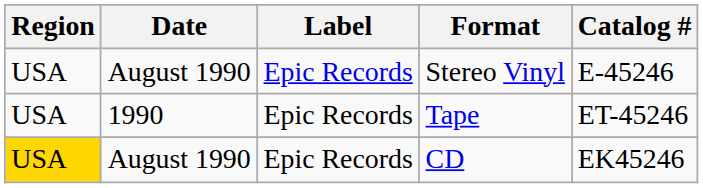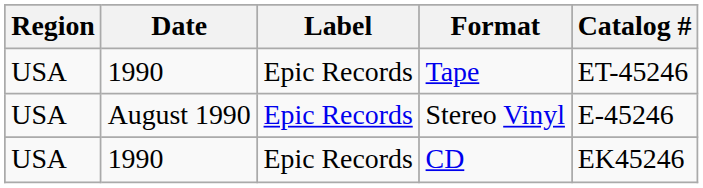rows swapped: (495, 70) <-> (452, 114)
(39, 159) gold background -> (39, 159) no background
(179, 159) August 1990 -> (135, 159) 1990
